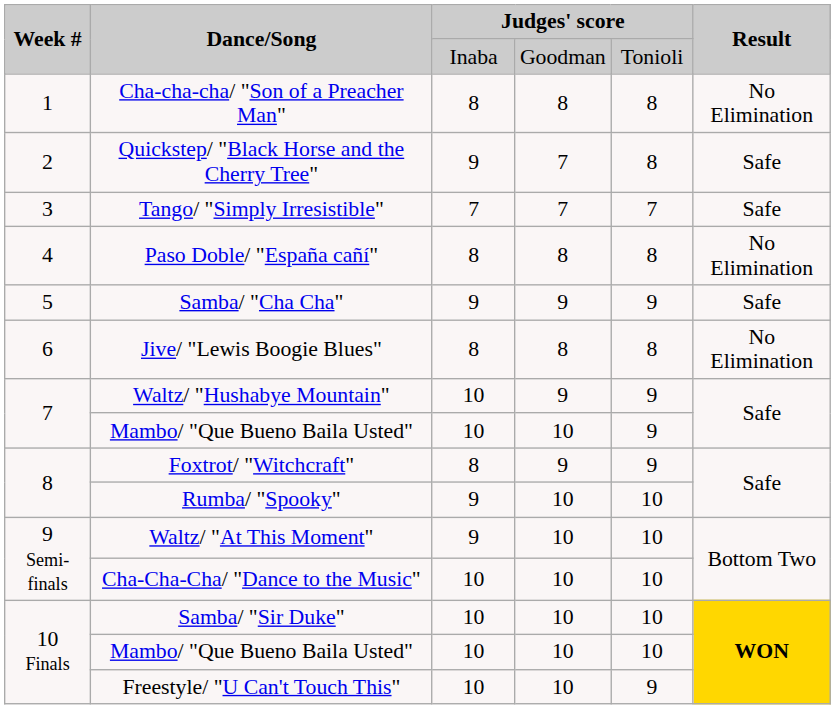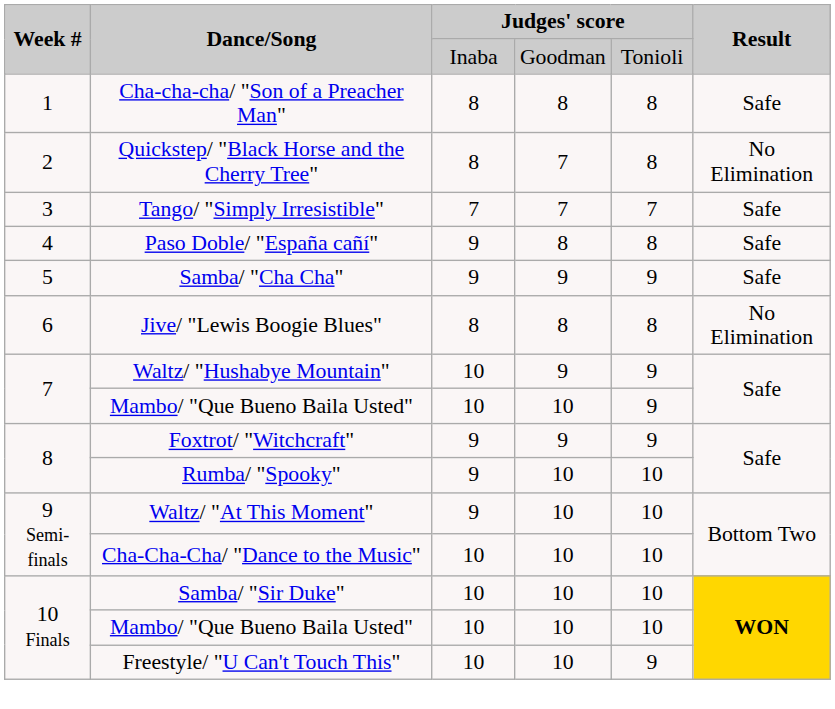(762, 103) No Elimination -> (762, 103) Safe
(474, 162) 9 -> (474, 162) 8
(762, 162) Safe -> (762, 162) No Elimination
(474, 255) 8 -> (474, 243) 9
(762, 255) No Elimination -> (762, 243) Safe
(474, 464) 8 -> (474, 440) 9
